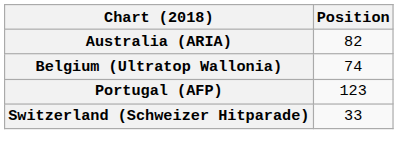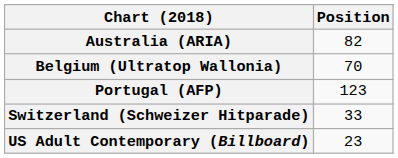(353, 67) 74 -> (353, 67) 70
+ row: (159, 141)
